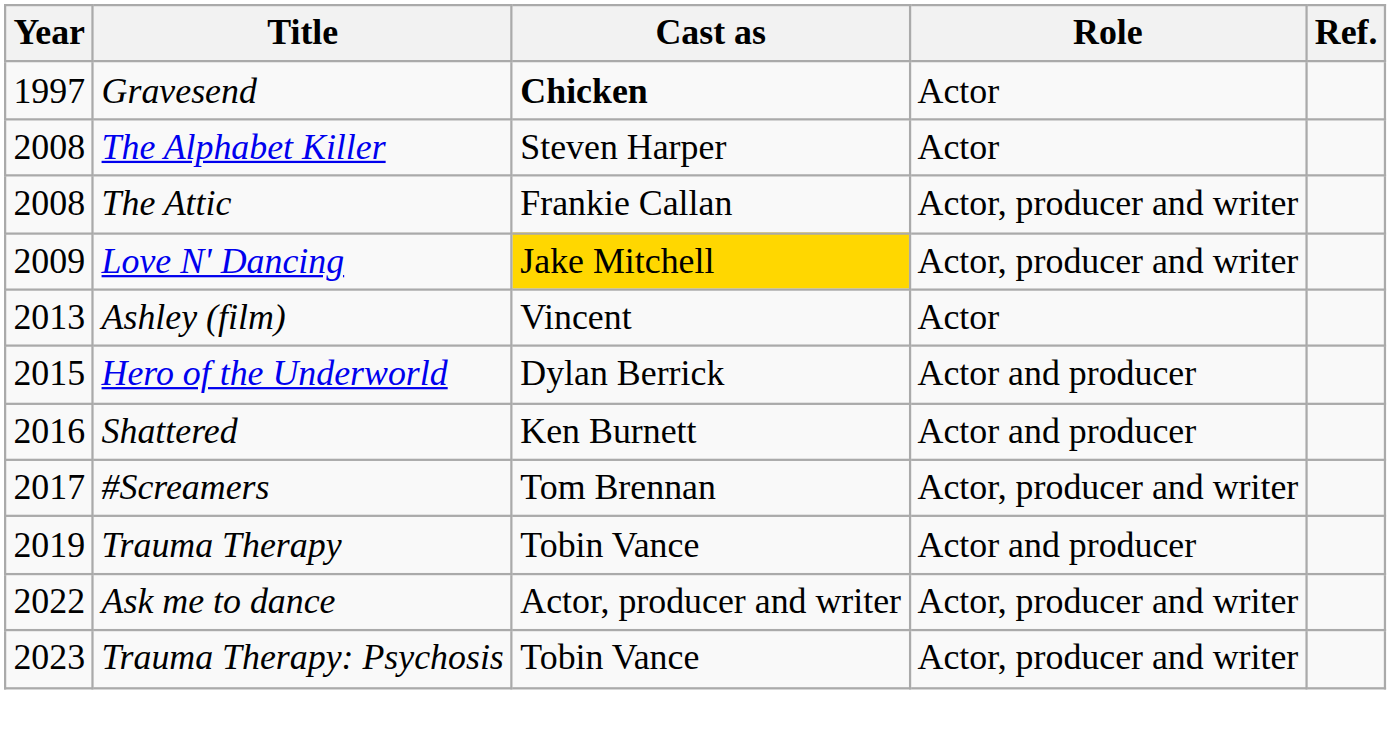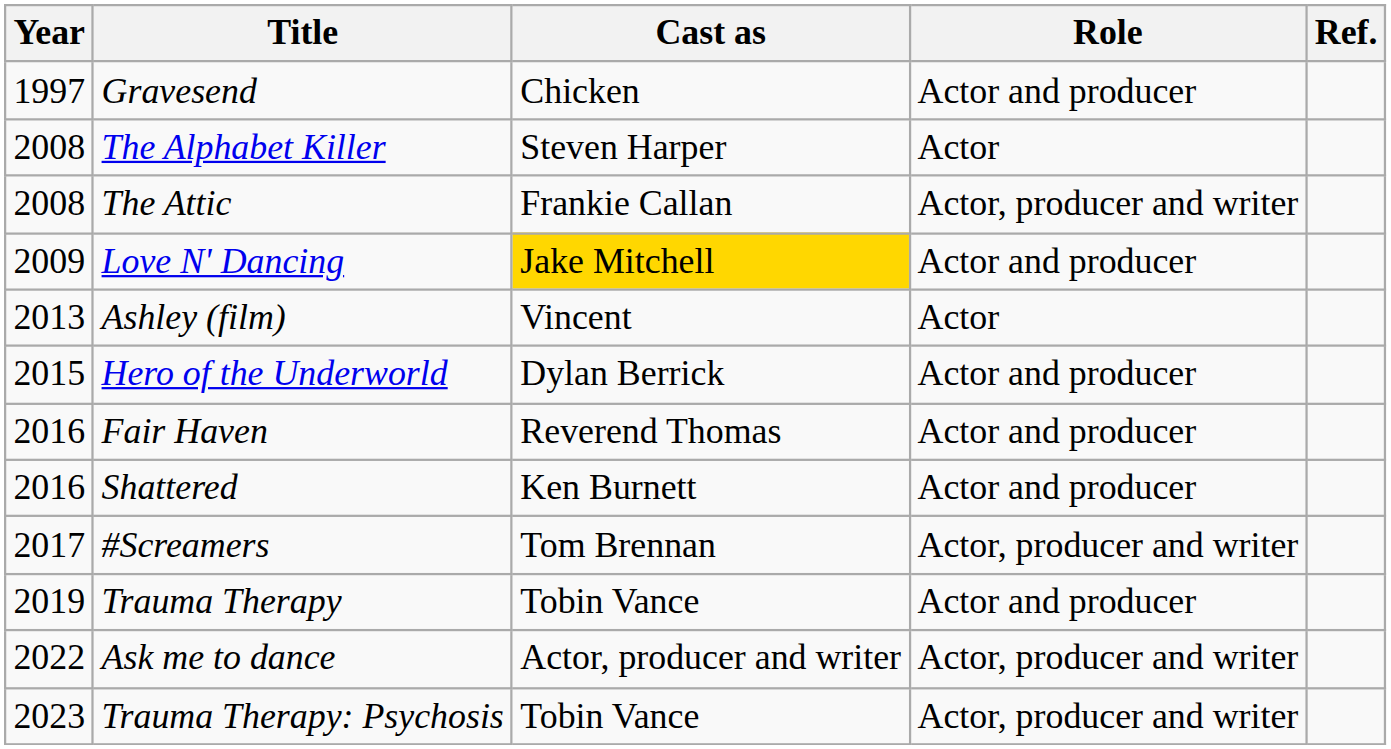(584, 89) bold -> (580, 89) normal
(958, 89) Actor -> (1057, 89) Actor and producer
(1108, 260) Actor, producer and writer -> (1057, 260) Actor and producer
+ row: (185, 430)
